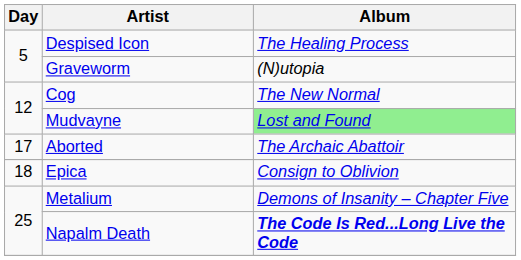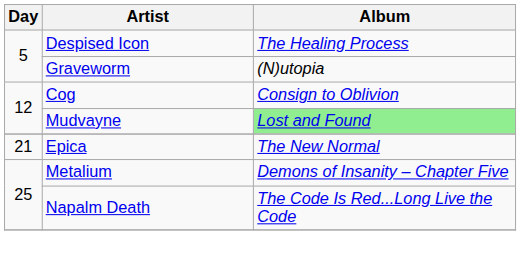(318, 95) The New Normal -> (328, 95) Consign to Oblivion
- row: (74, 146)
(23, 172) 18 -> (23, 146) 21
(328, 172) Consign to Oblivion -> (318, 146) The New Normal
(381, 233) bold -> (375, 207) normal
